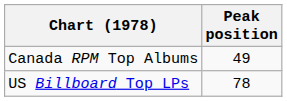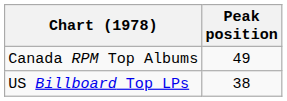(242, 83) 78 -> (242, 83) 38
